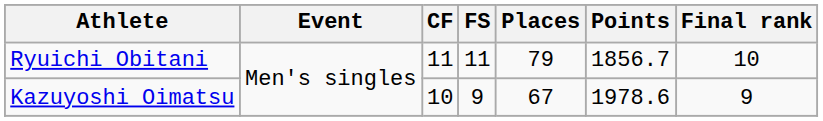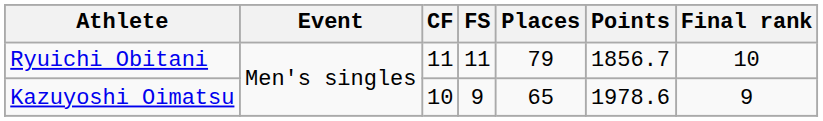(541, 97) 67 -> (541, 97) 65
